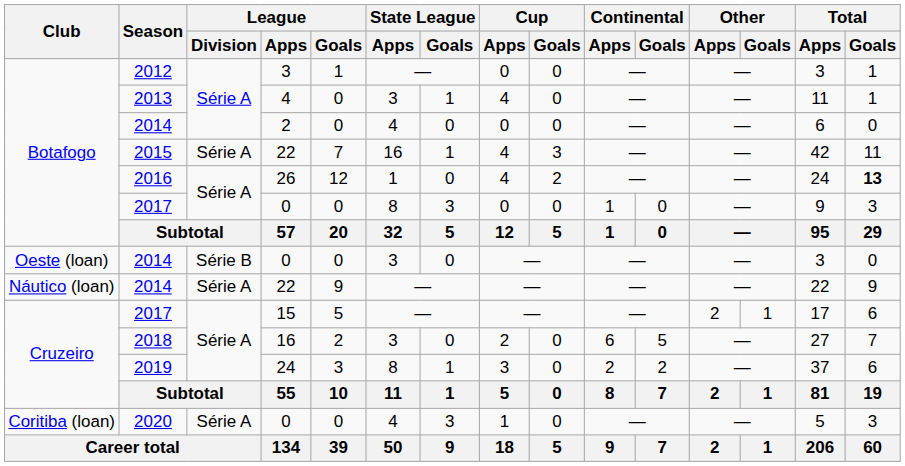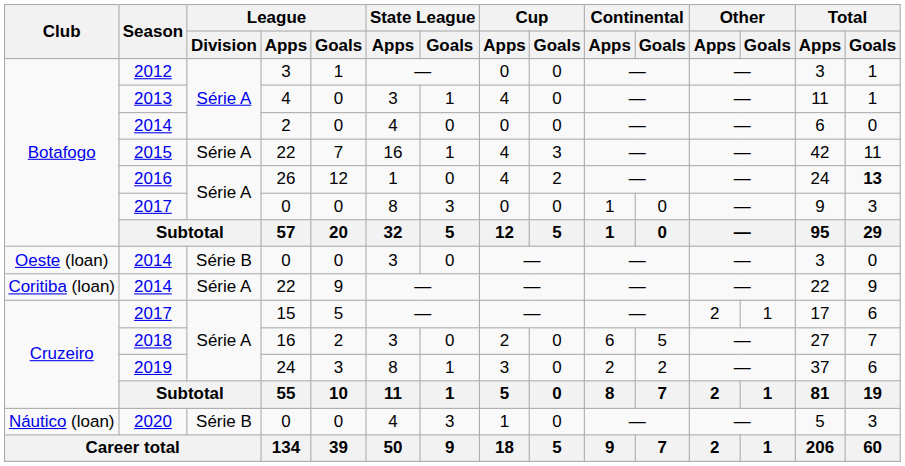(62, 286) Náutico (loan) -> (62, 286) Coritiba (loan)
(62, 421) Coritiba (loan) -> (62, 421) Náutico (loan)
(224, 421) Série A -> (224, 421) Série B
